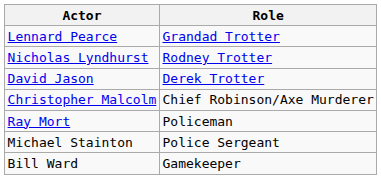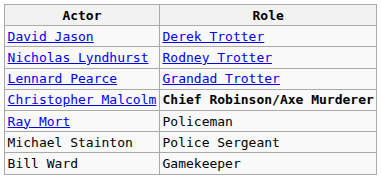rows swapped: (51, 79) <-> (62, 36)
(268, 100) normal -> (268, 100) bold
